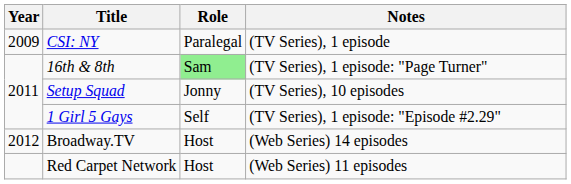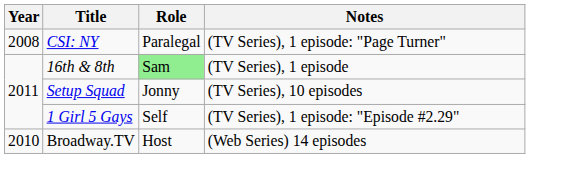(24, 41) 2009 -> (24, 41) 2008
(320, 41) (TV Series), 1 episode -> (327, 41) (TV Series), 1 episode: "Page Turner"
(368, 66) (TV Series), 1 episode: "Page Turner" -> (278, 66) (TV Series), 1 episode
(24, 141) 2012 -> (24, 141) 2010
- row: (112, 166)
